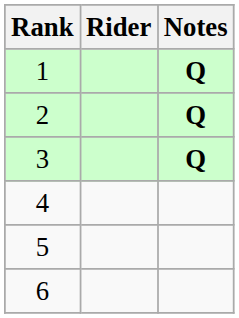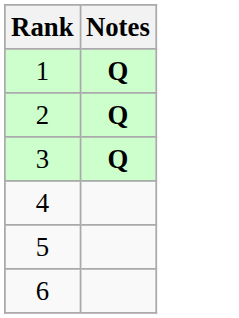- column: (119, 26)
